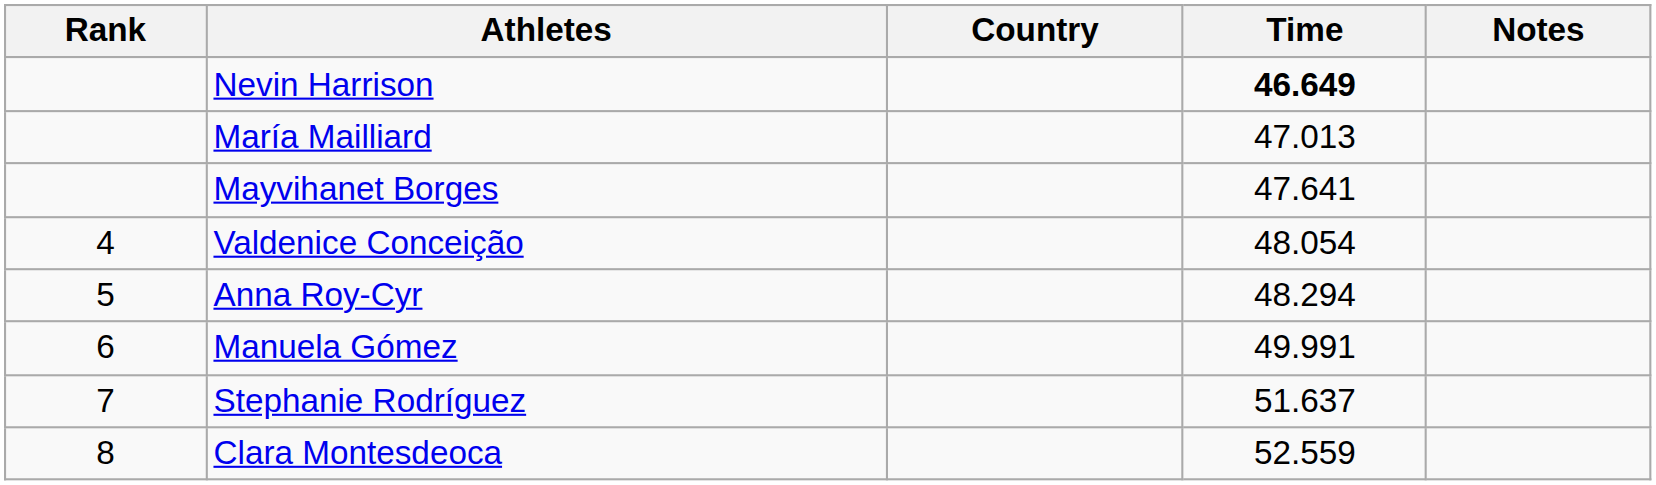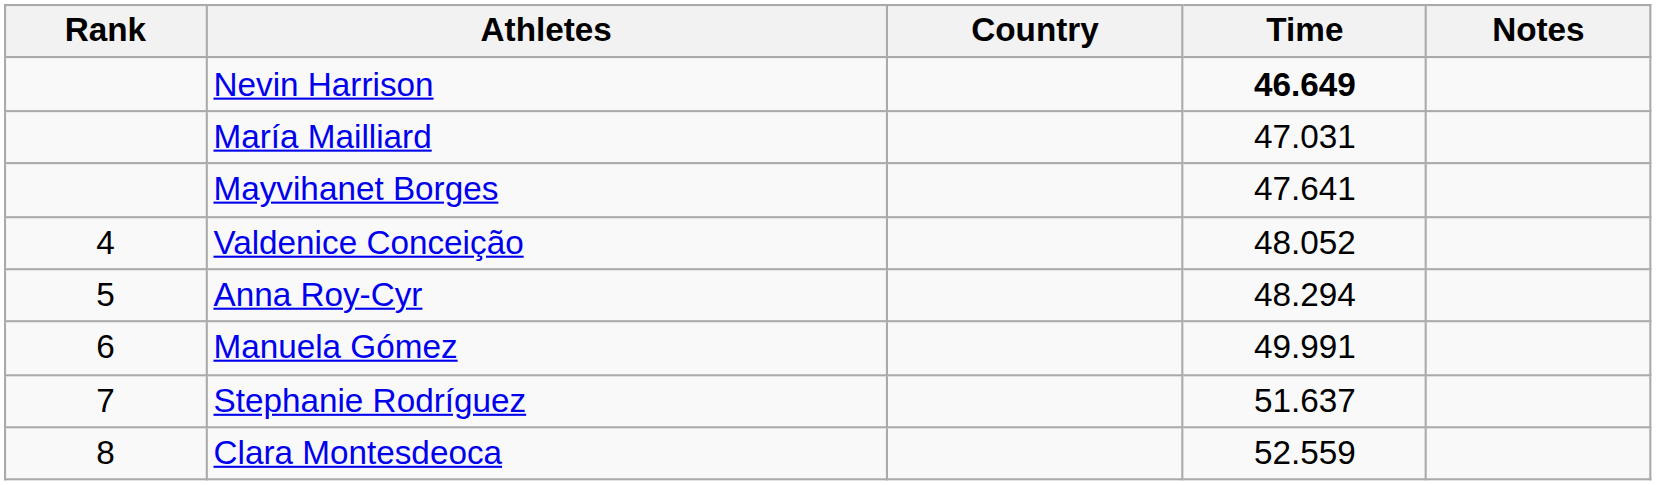(1305, 136) 47.013 -> (1305, 136) 47.031
(1305, 242) 48.054 -> (1305, 242) 48.052
